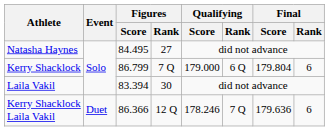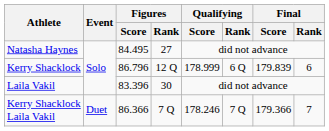(133, 68) 86.799 -> (133, 68) 86.796
(166, 68) 7 Q -> (166, 68) 12 Q
(202, 68) 179.000 -> (202, 68) 178.999
(273, 68) 179.804 -> (273, 68) 179.839
(133, 86) 83.394 -> (133, 86) 83.396
(166, 110) 12 Q -> (166, 110) 7 Q
(273, 110) 179.636 -> (273, 110) 179.366
(309, 110) 6 -> (309, 110) 7
